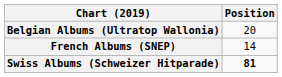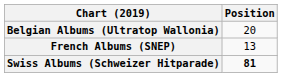(250, 47) 14 -> (250, 47) 13
